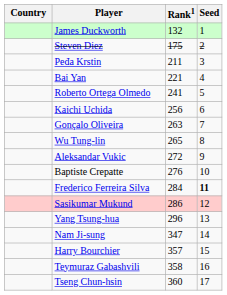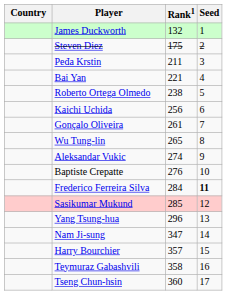(175, 93) 241 -> (175, 93) 238
(175, 125) 263 -> (175, 125) 261
(175, 156) 272 -> (175, 156) 274
(175, 203) 286 -> (175, 203) 285
